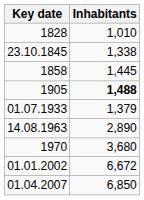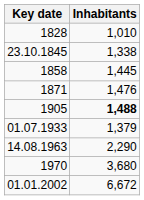+ row: (54, 90)
(122, 128) 2,890 -> (122, 147) 2,290
- row: (37, 185)
